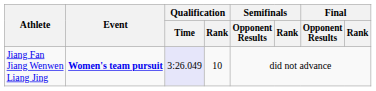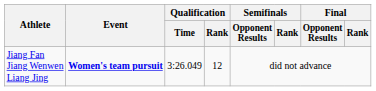(185, 66) lavender background -> (185, 66) no background
(217, 66) 10 -> (217, 66) 12
